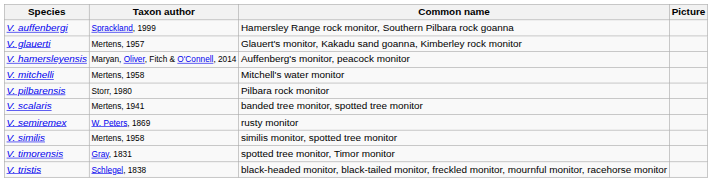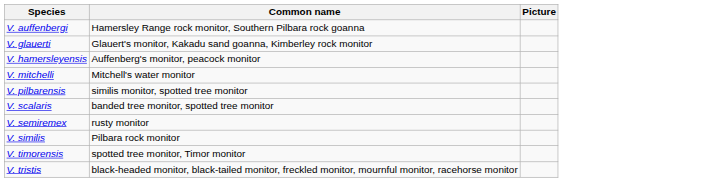- column: (164, 12)
(285, 91) Pilbara rock monitor -> (169, 91) similis monitor, spotted tree monitor
(319, 138) similis monitor, spotted tree monitor -> (136, 138) Pilbara rock monitor
